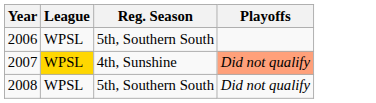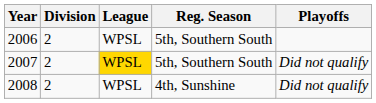+ column: (70, 16)
(137, 62) 4th, Sunshine -> (214, 62) 5th, Southern South
(265, 62) lightsalmon background -> (324, 62) no background
(155, 86) 5th, Southern South -> (195, 86) 4th, Sunshine
